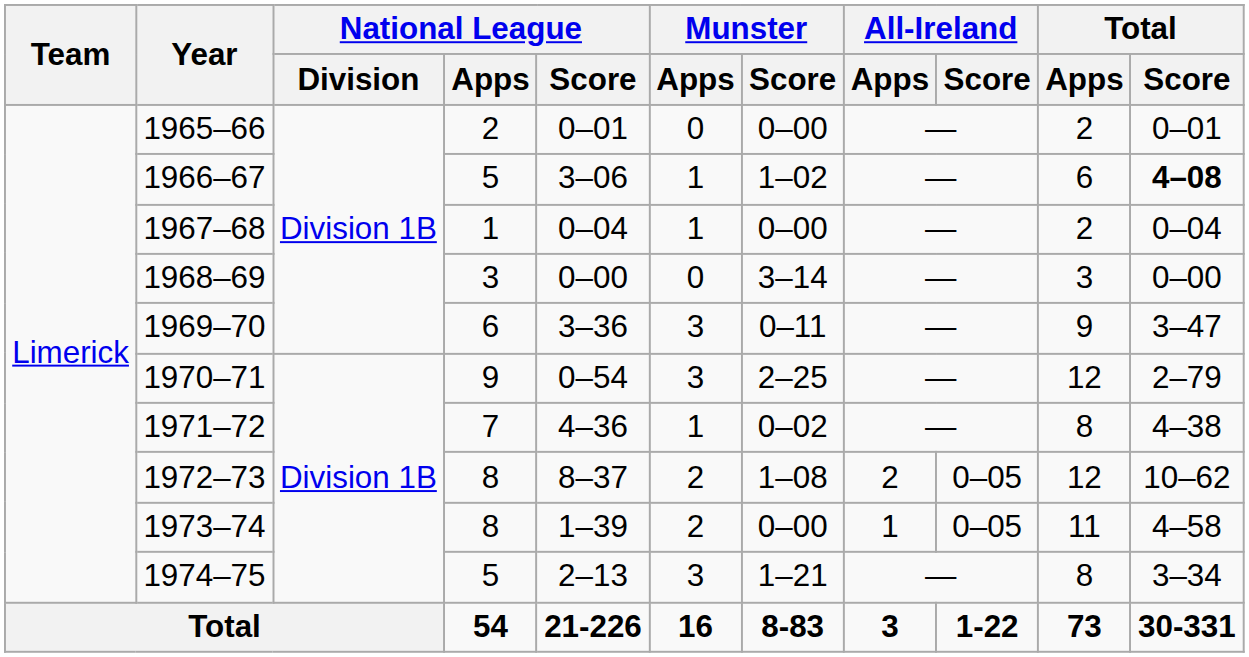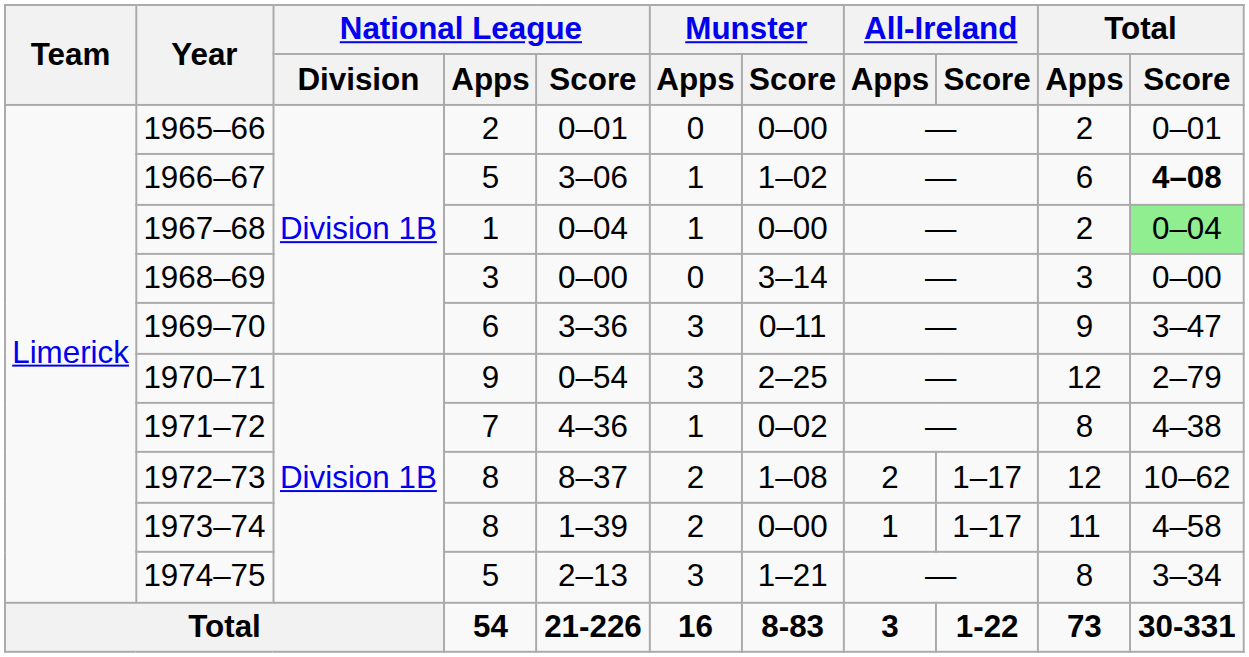(1187, 228) no background -> (1187, 228) lightgreen background
(987, 476) 0–05 -> (987, 476) 1–17
(987, 526) 0–05 -> (987, 526) 1–17
